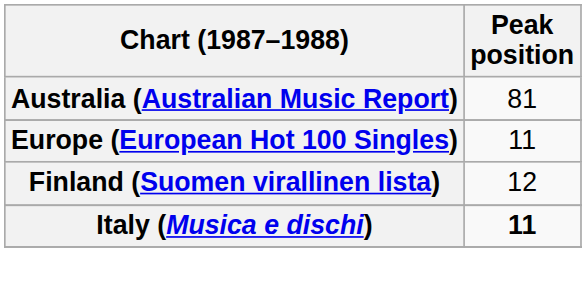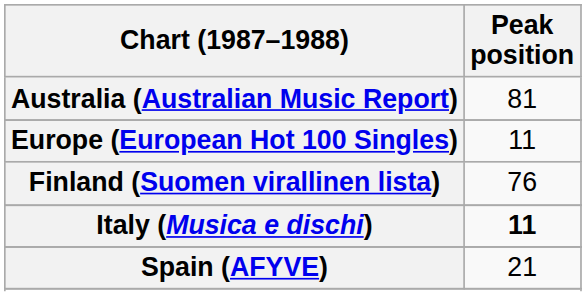(522, 182) 12 -> (522, 182) 76
+ row: (234, 267)
